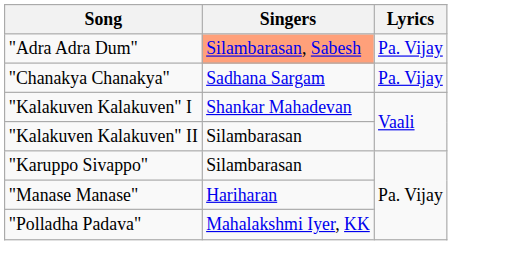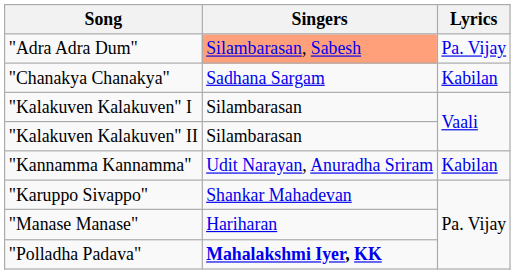(410, 77) Pa. Vijay -> (470, 77) Kabilan
(279, 107) Shankar Mahadevan -> (254, 107) Silambarasan
+ row: (100, 165)
(254, 165) Silambarasan -> (279, 195) Shankar Mahadevan
(288, 224) normal -> (294, 253) bold
